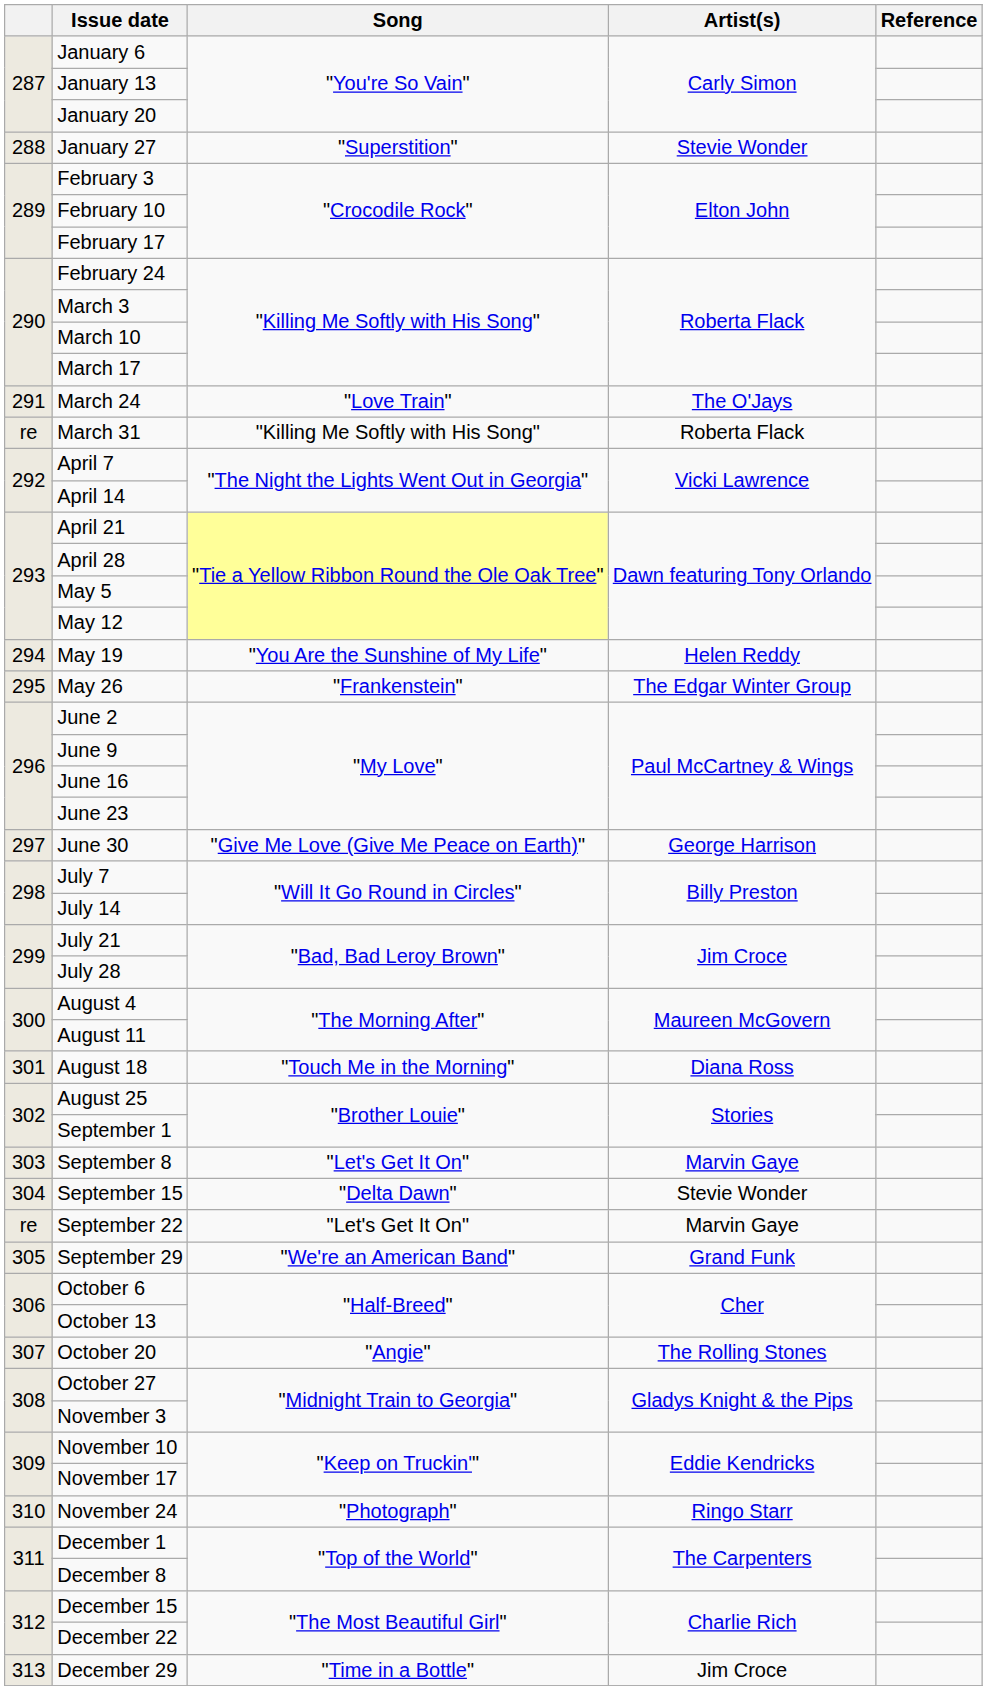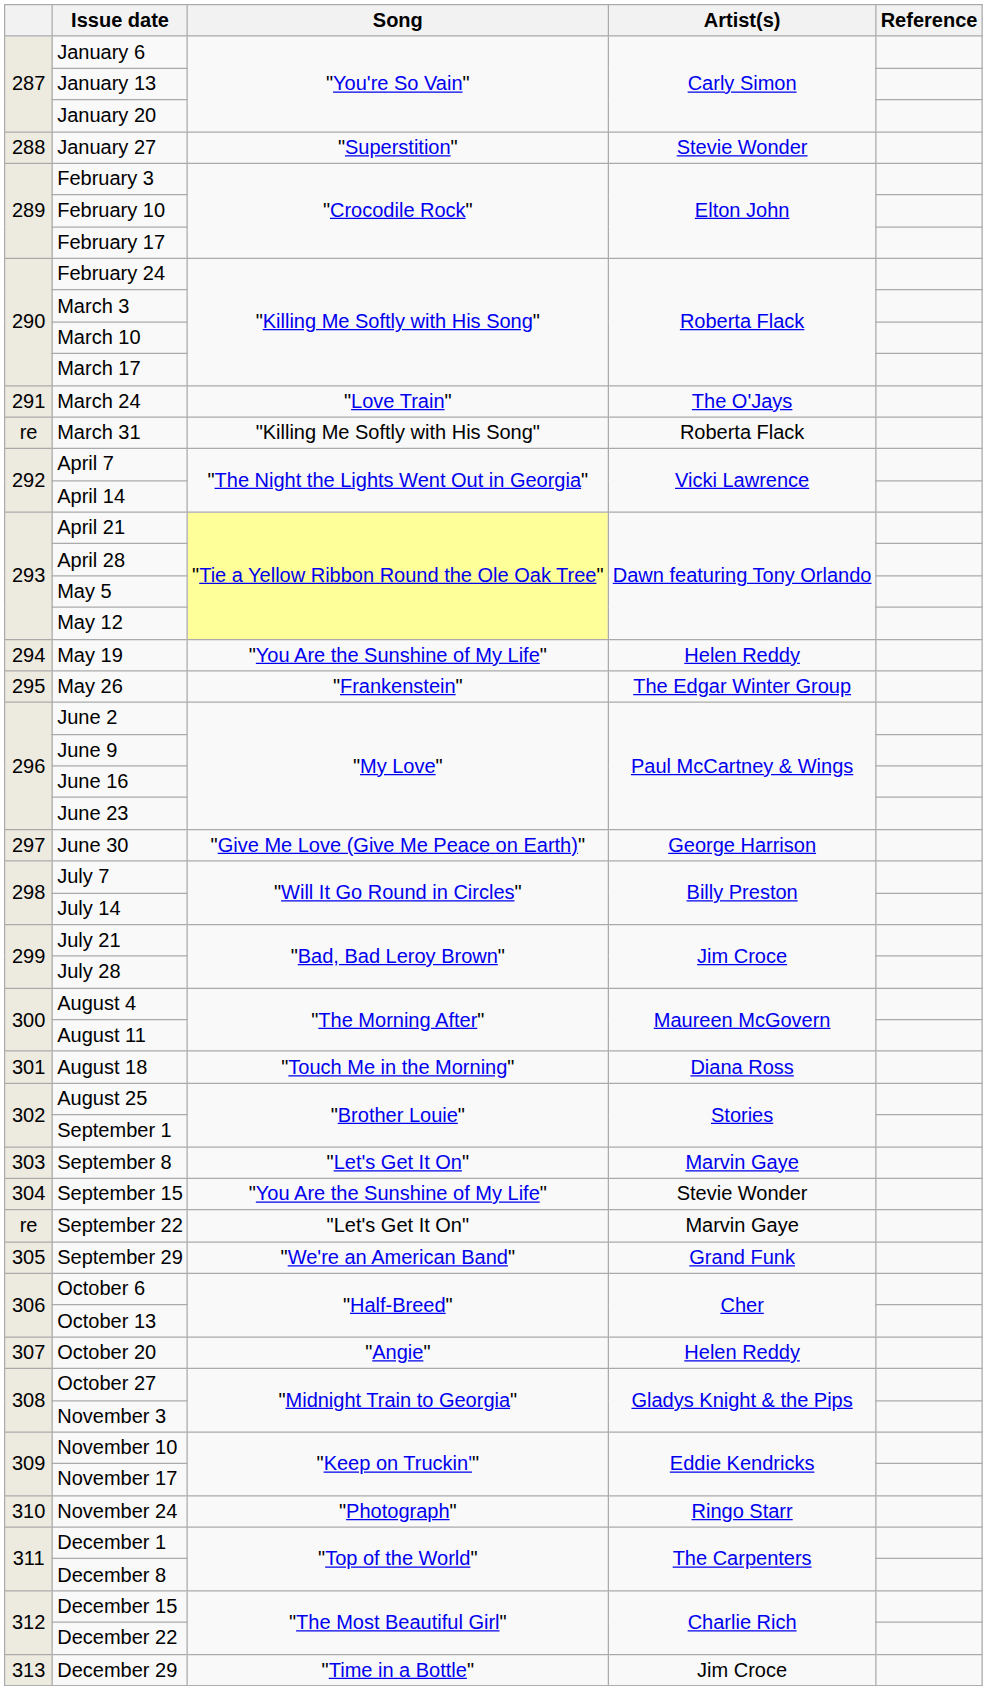(398, 1193) "Delta Dawn" -> (398, 1193) "You Are the Sunshine of My Life"
(742, 1352) The Rolling Stones -> (742, 1352) Helen Reddy
